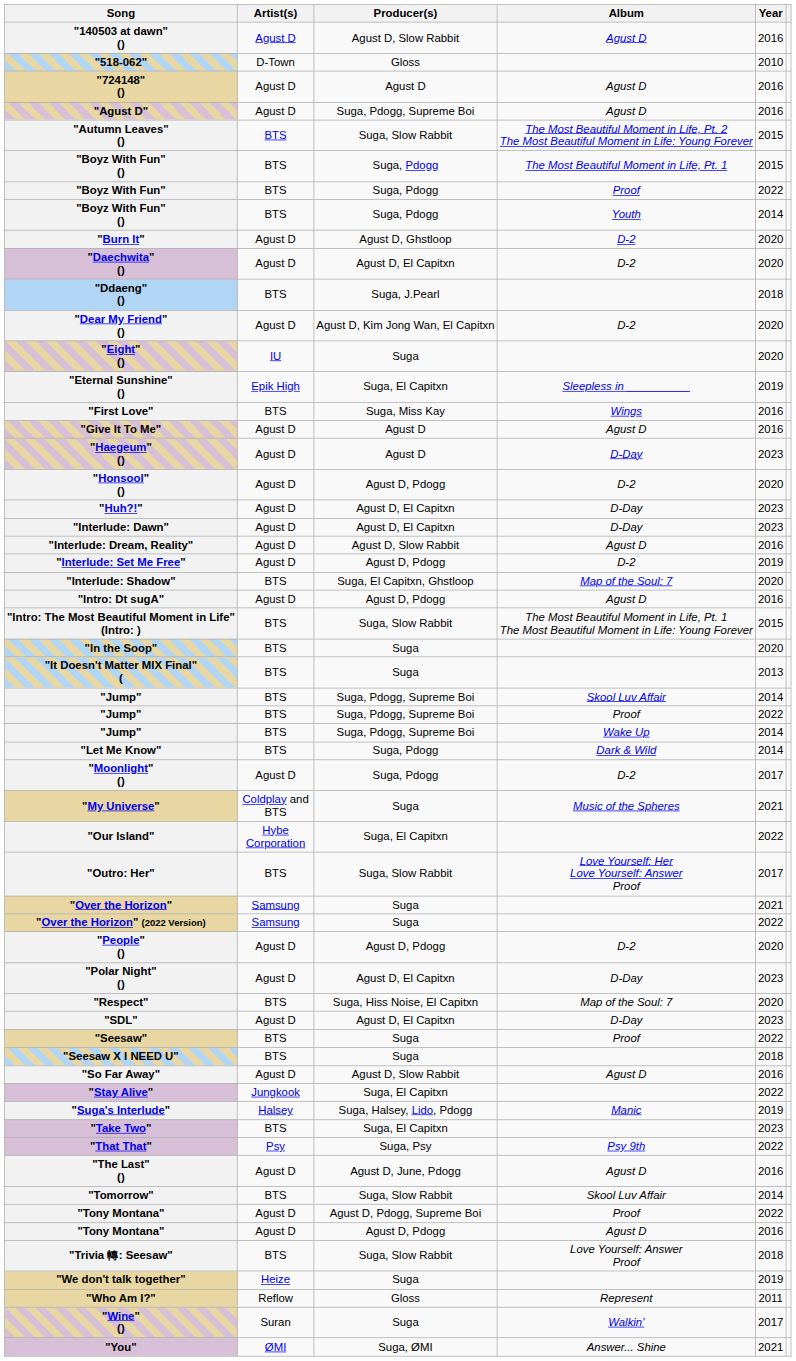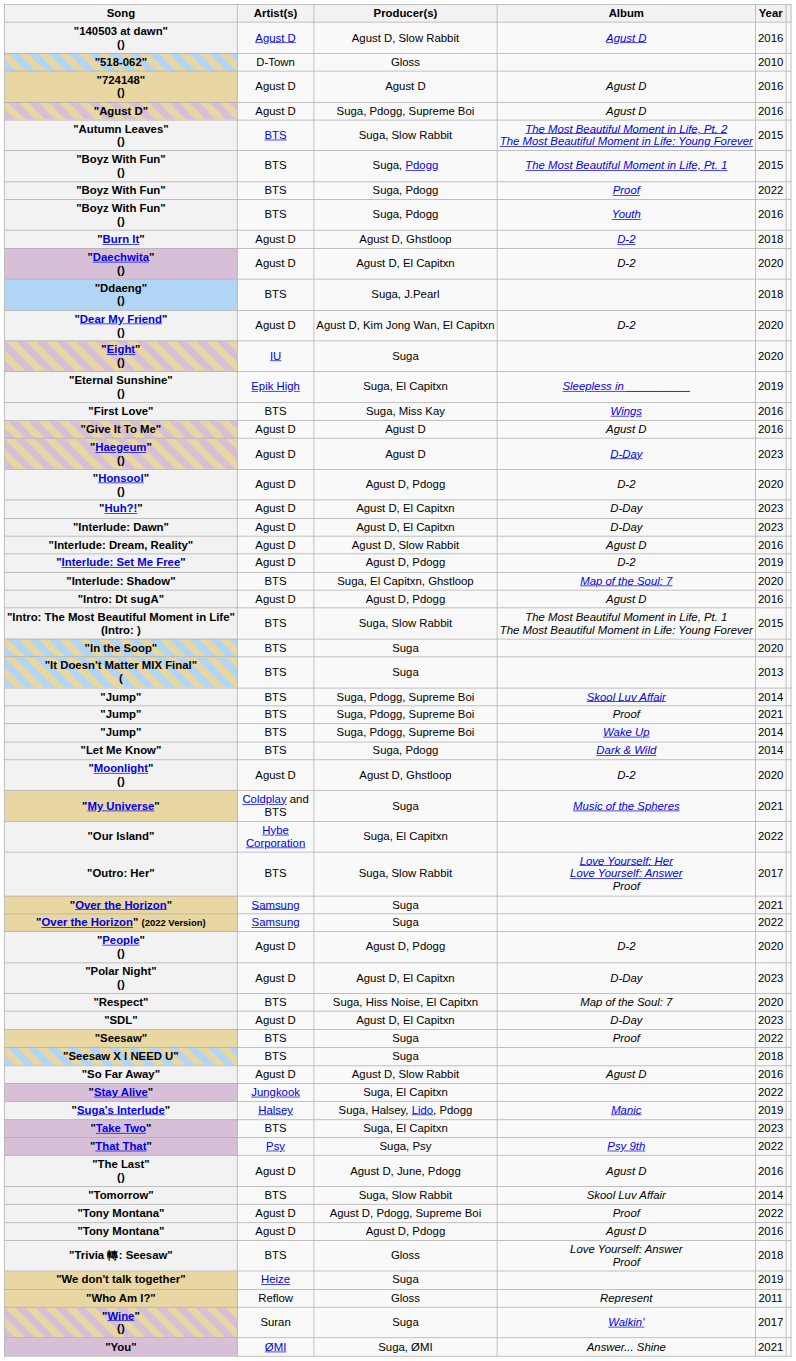(771, 215) 2014 -> (771, 215) 2016
(771, 239) 2020 -> (771, 239) 2018
(771, 714) 2022 -> (771, 714) 2021
(405, 775) Suga, Pdogg -> (405, 775) Agust D, Ghstloop
(771, 775) 2017 -> (771, 775) 2020
(405, 1255) Suga, Slow Rabbit -> (405, 1255) Gloss
